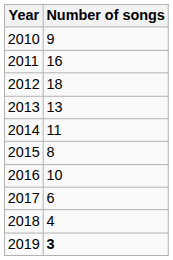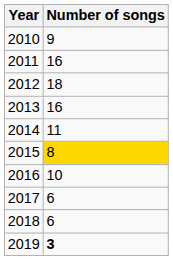(54, 107) 13 -> (54, 107) 16
(50, 152) no background -> (50, 152) gold background
(50, 221) 4 -> (50, 221) 6
